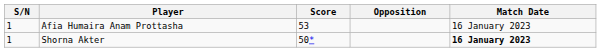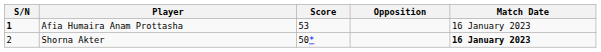(9, 26) normal -> (9, 26) bold
(9, 40) 1 -> (9, 40) 2
